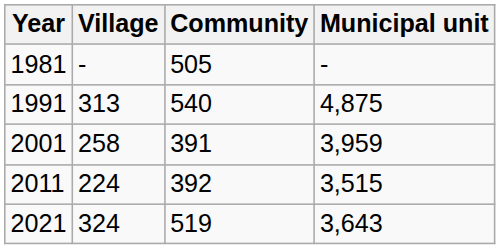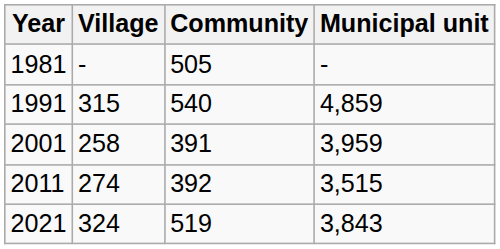(99, 104) 313 -> (99, 104) 315
(351, 104) 4,875 -> (351, 104) 4,859
(99, 183) 224 -> (99, 183) 274
(351, 223) 3,643 -> (351, 223) 3,843
